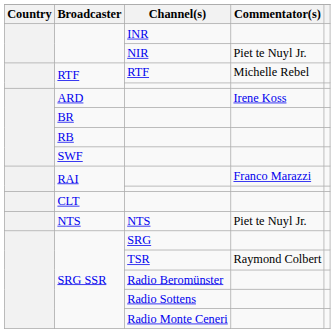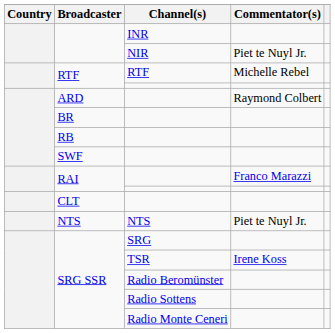(260, 98) Irene Koss -> (277, 98) Raymond Colbert
(277, 260) Raymond Colbert -> (260, 260) Irene Koss
